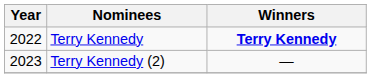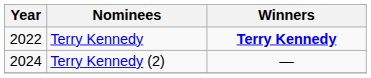(26, 61) 2023 -> (26, 61) 2024
